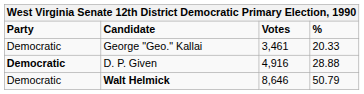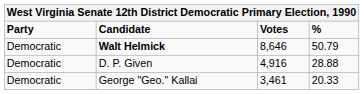rows swapped: (137, 81) <-> (153, 47)
(36, 64) bold -> (34, 64) normal
